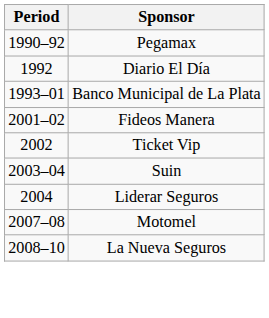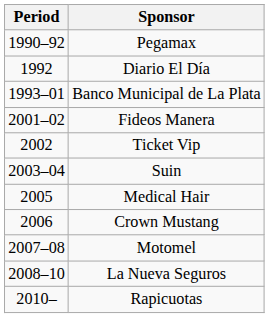- row: (166, 196)
+ row: (166, 196)
+ row: (166, 222)
+ row: (166, 299)
